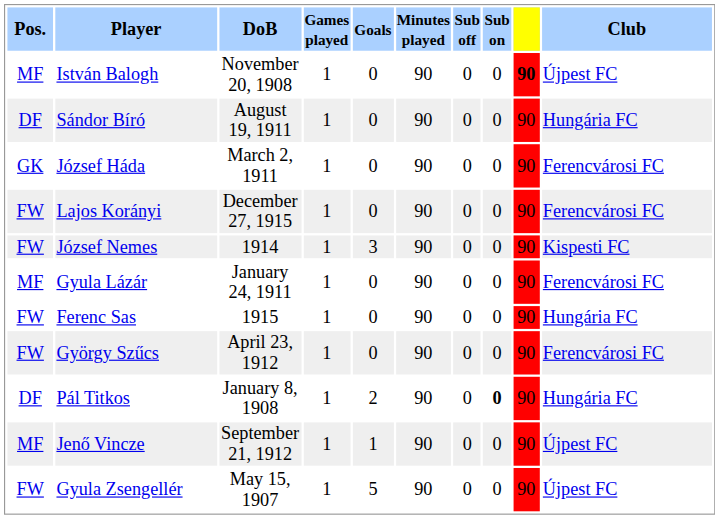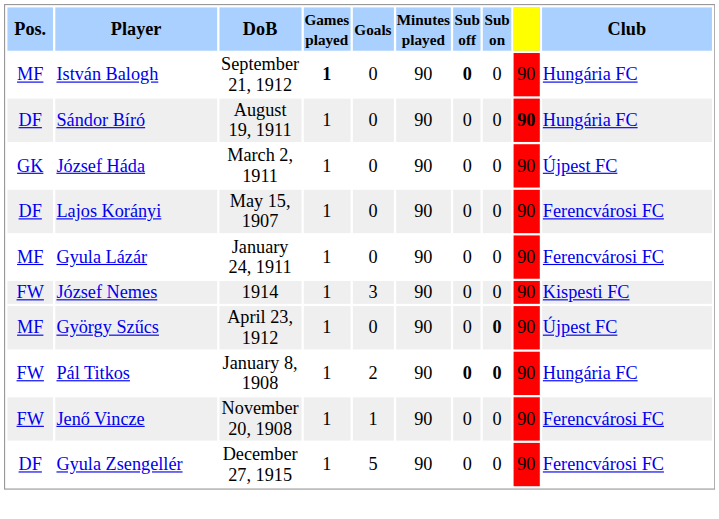(260, 74) November 20, 1908 -> (260, 74) September 21, 1912
(327, 74) normal -> (327, 74) bold
(467, 74) normal -> (467, 74) bold
(526, 74) bold -> (526, 74) normal
(580, 74) Újpest FC -> (590, 74) Hungária FC
(526, 120) normal -> (526, 120) bold
(603, 165) Ferencvárosi FC -> (580, 165) Újpest FC
(30, 211) FW -> (30, 211) DF
(260, 211) December 27, 1915 -> (260, 211) May 15, 1907
rows swapped: (102, 282) <-> (107, 246)
- row: (96, 317)
(30, 352) FW -> (30, 327) MF
(497, 352) normal -> (497, 327) bold
(603, 352) Ferencvárosi FC -> (580, 327) Újpest FC
(30, 398) DF -> (30, 373) FW
(467, 398) normal -> (467, 373) bold
(30, 443) MF -> (30, 418) FW
(260, 443) September 21, 1912 -> (260, 418) November 20, 1908
(580, 443) Újpest FC -> (603, 418) Ferencvárosi FC
(30, 489) FW -> (30, 464) DF
(260, 489) May 15, 1907 -> (260, 464) December 27, 1915
(580, 489) Újpest FC -> (603, 464) Ferencvárosi FC
